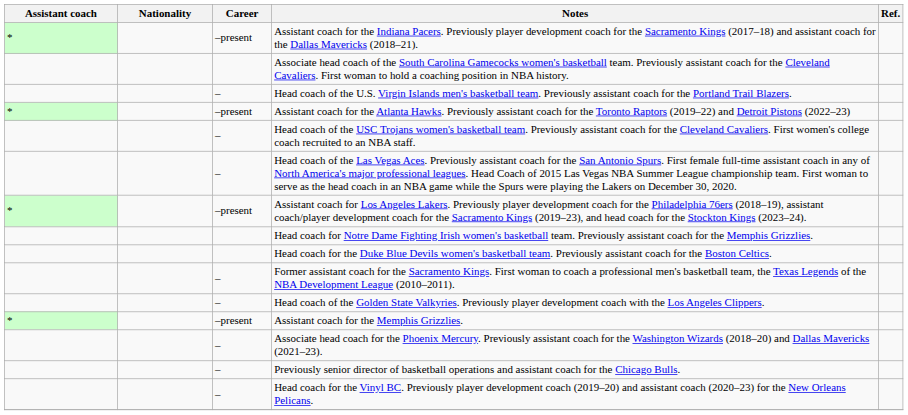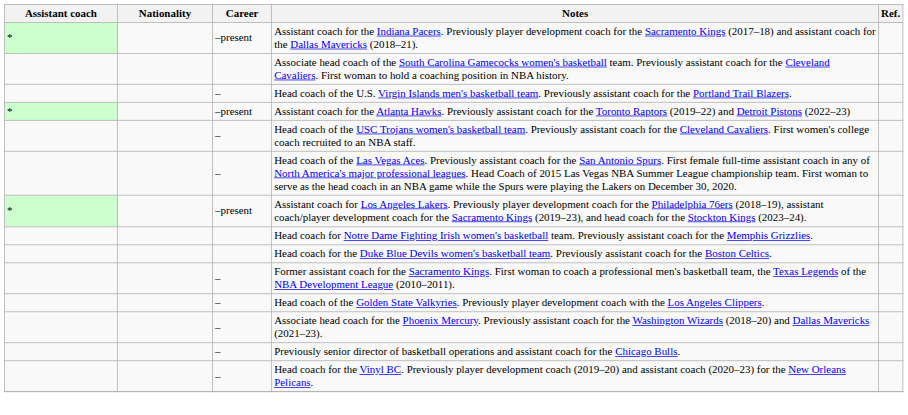- row: (369, 320)
